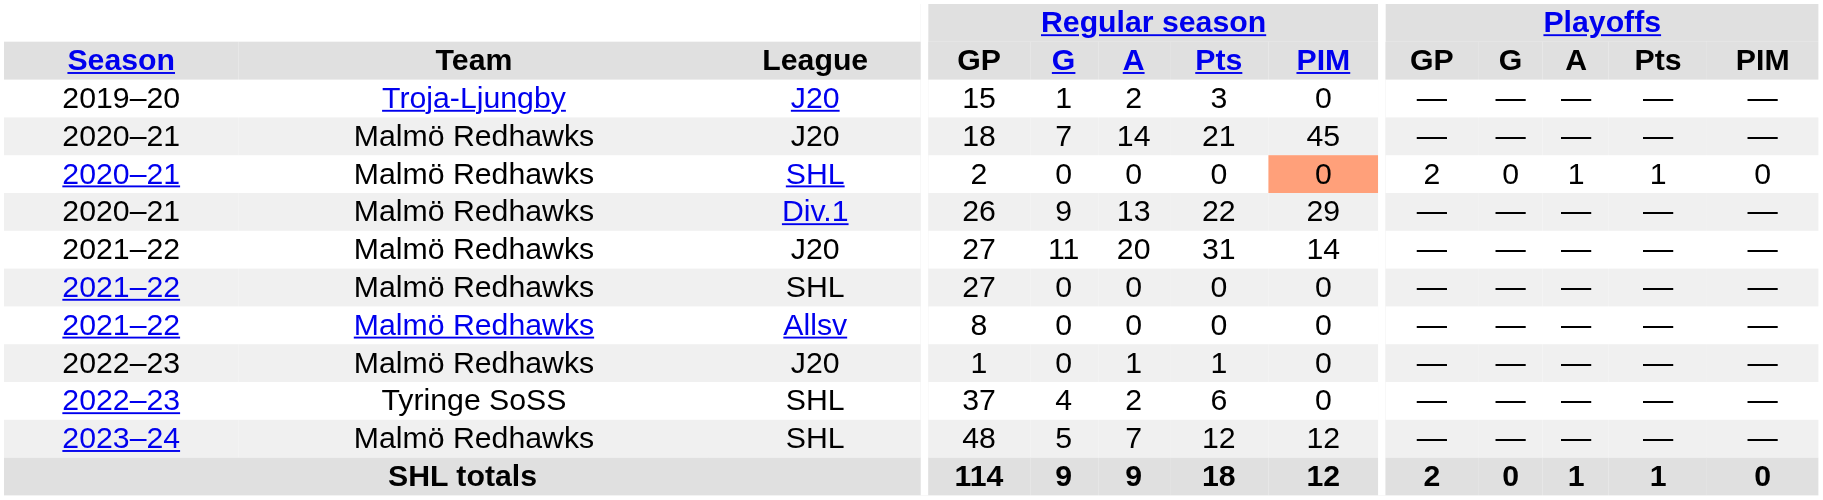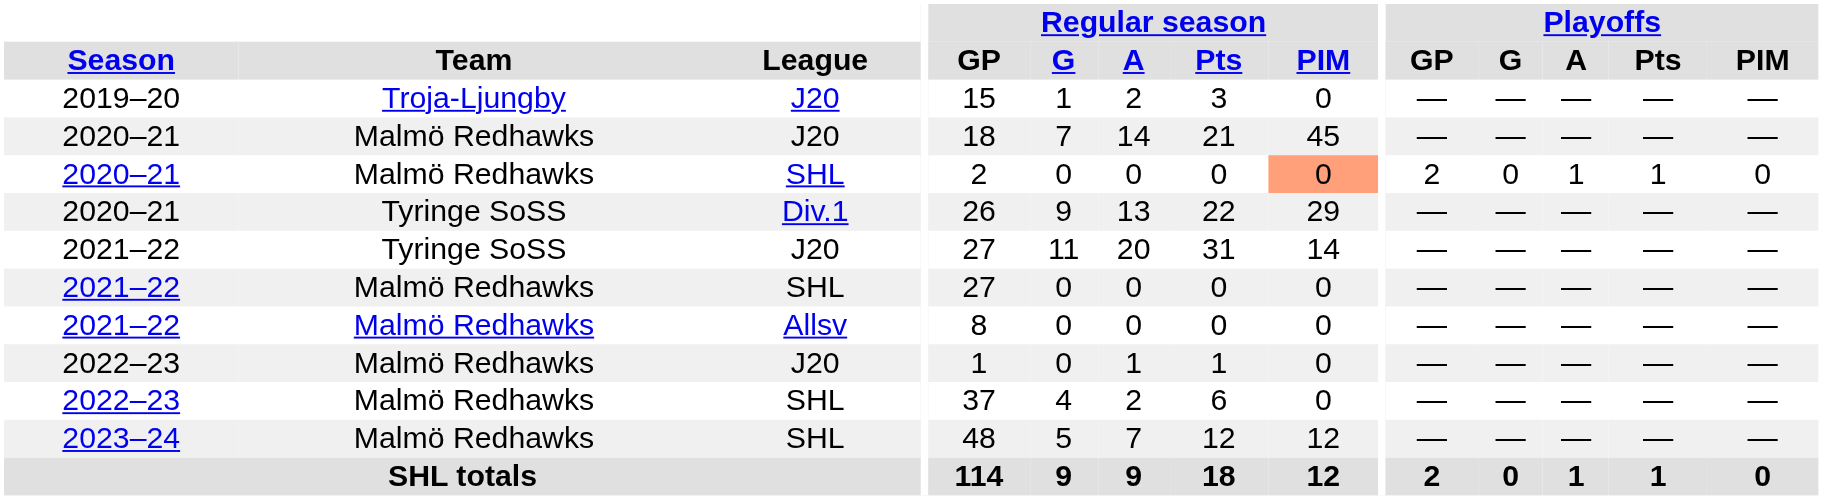(474, 211) Malmö Redhawks -> (474, 211) Tyringe SoSS
(474, 249) Malmö Redhawks -> (474, 249) Tyringe SoSS
(474, 400) Tyringe SoSS -> (474, 400) Malmö Redhawks
